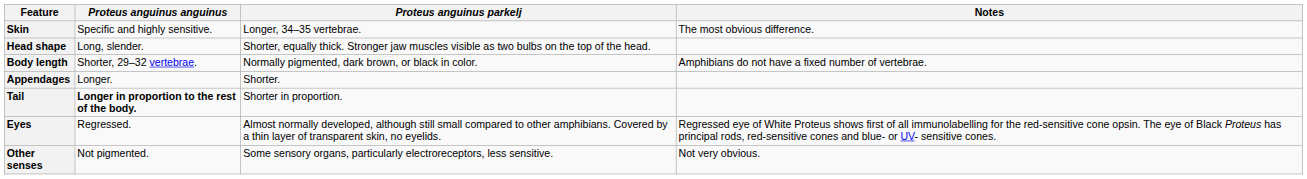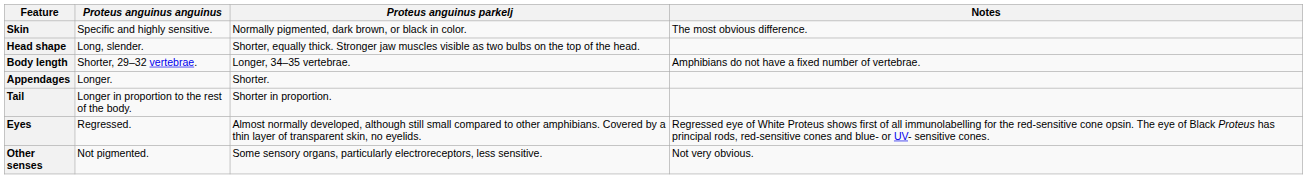(302, 29) Longer, 34–35 vertebrae. -> (350, 29) Normally pigmented, dark brown, or black in color.
(360, 63) Normally pigmented, dark brown, or black in color. -> (291, 63) Longer, 34–35 vertebrae.
(156, 102) bold -> (150, 102) normal
